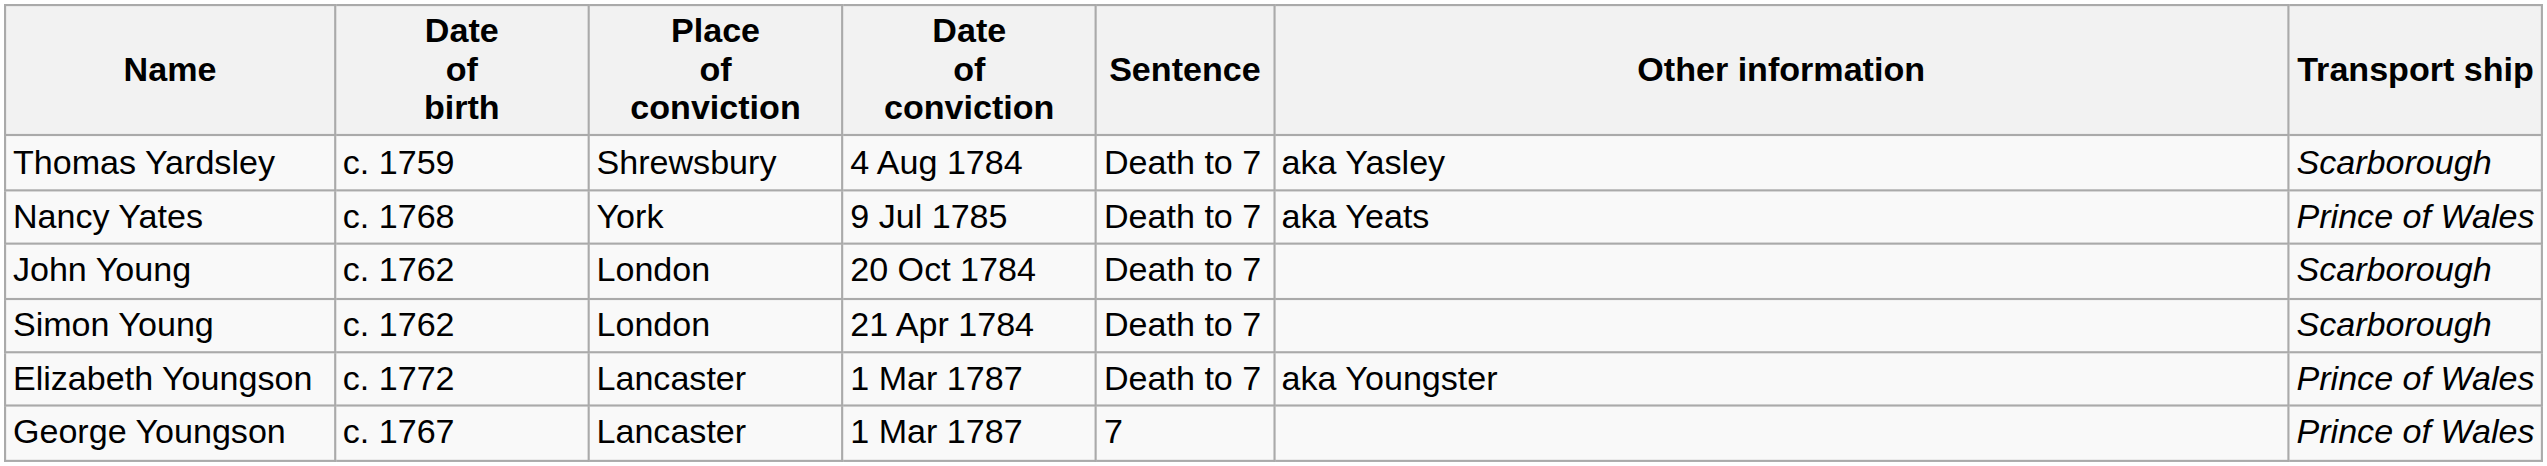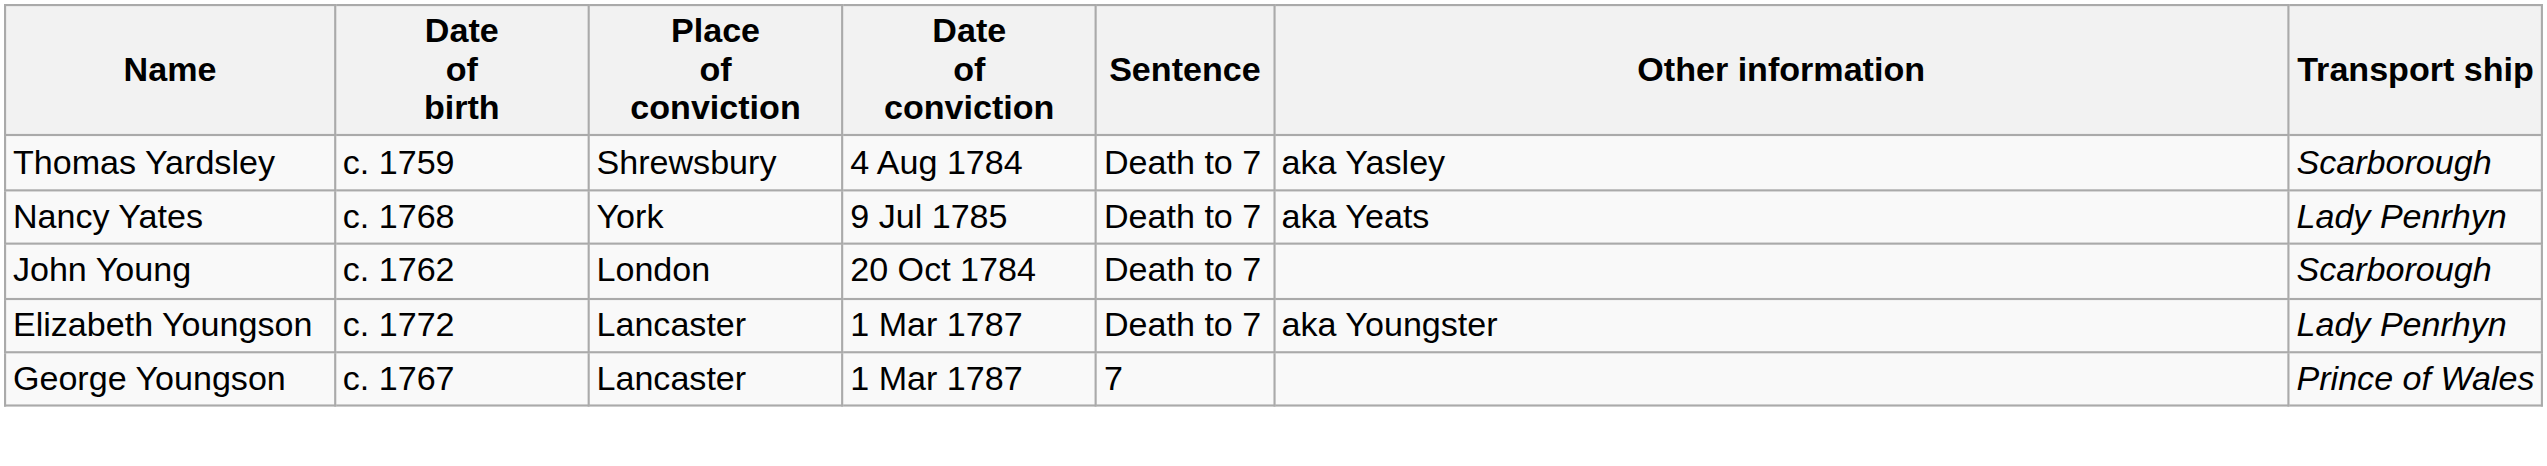(2416, 216) Prince of Wales -> (2402, 216) Lady Penrhyn
- row: (113, 324)
(2416, 378) Prince of Wales -> (2402, 324) Lady Penrhyn
